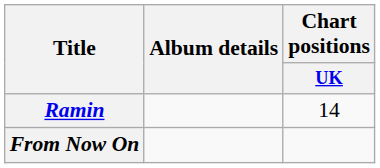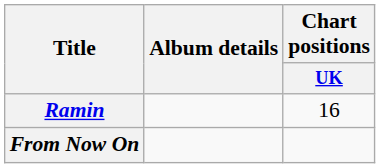(329, 110) 14 -> (329, 110) 16
